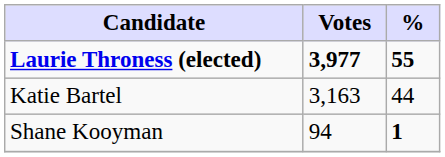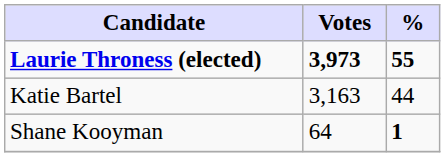(335, 59) 3,977 -> (335, 59) 3,973
(320, 132) 94 -> (320, 132) 64
